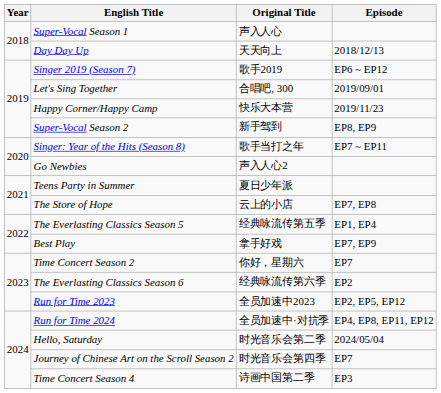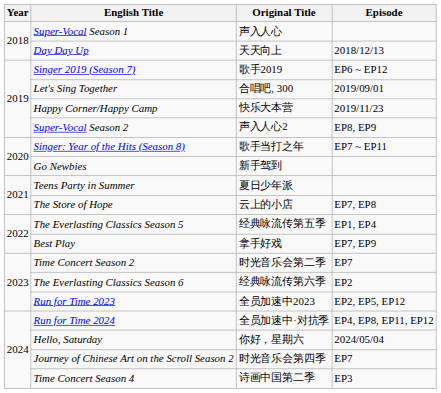(260, 127) 新手驾到 -> (263, 127) 声入人心2
(263, 166) 声入人心2 -> (260, 166) 新手驾到
(271, 262) 你好，星期六 -> (282, 262) 时光音乐会第二季
(282, 339) 时光音乐会第二季 -> (271, 339) 你好，星期六
